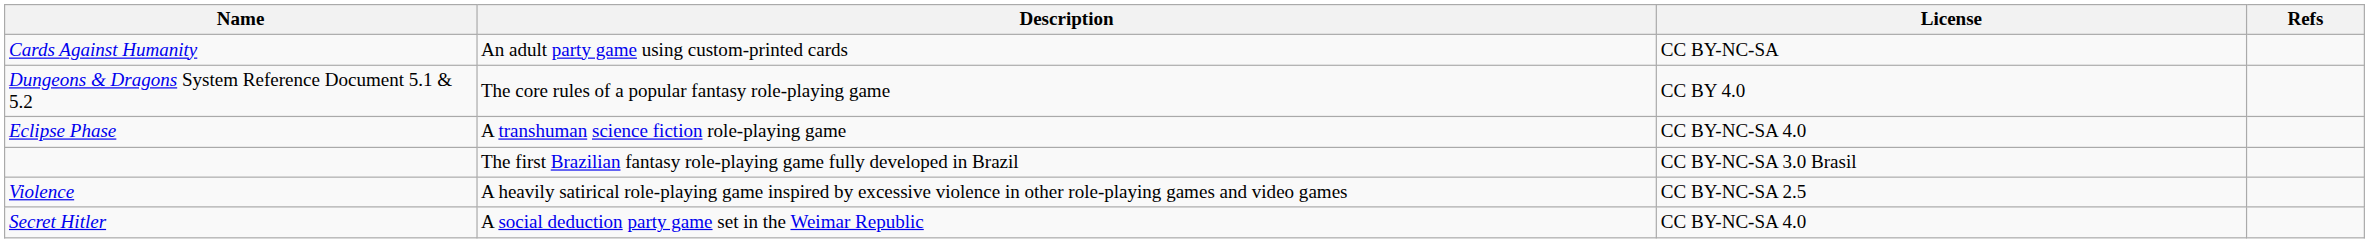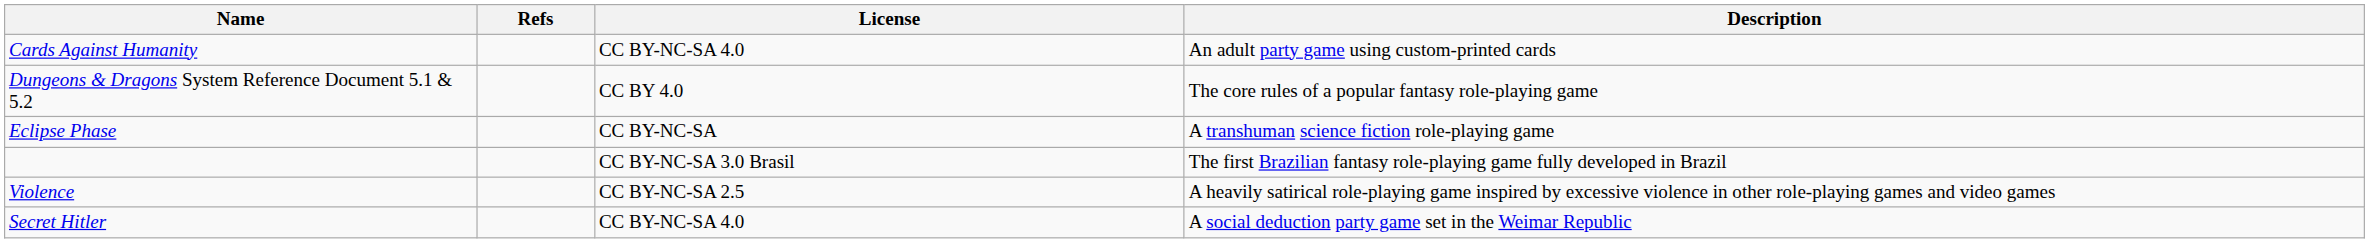columns swapped: (1066, 19) <-> (2305, 19)
(1720, 49) CC BY-NC-SA -> (672, 49) CC BY-NC-SA 4.0
(1734, 131) CC BY-NC-SA 4.0 -> (658, 131) CC BY-NC-SA
